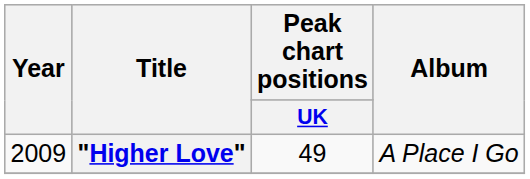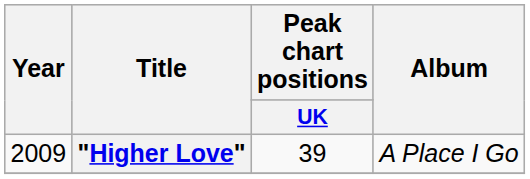(312, 153) 49 -> (312, 153) 39
